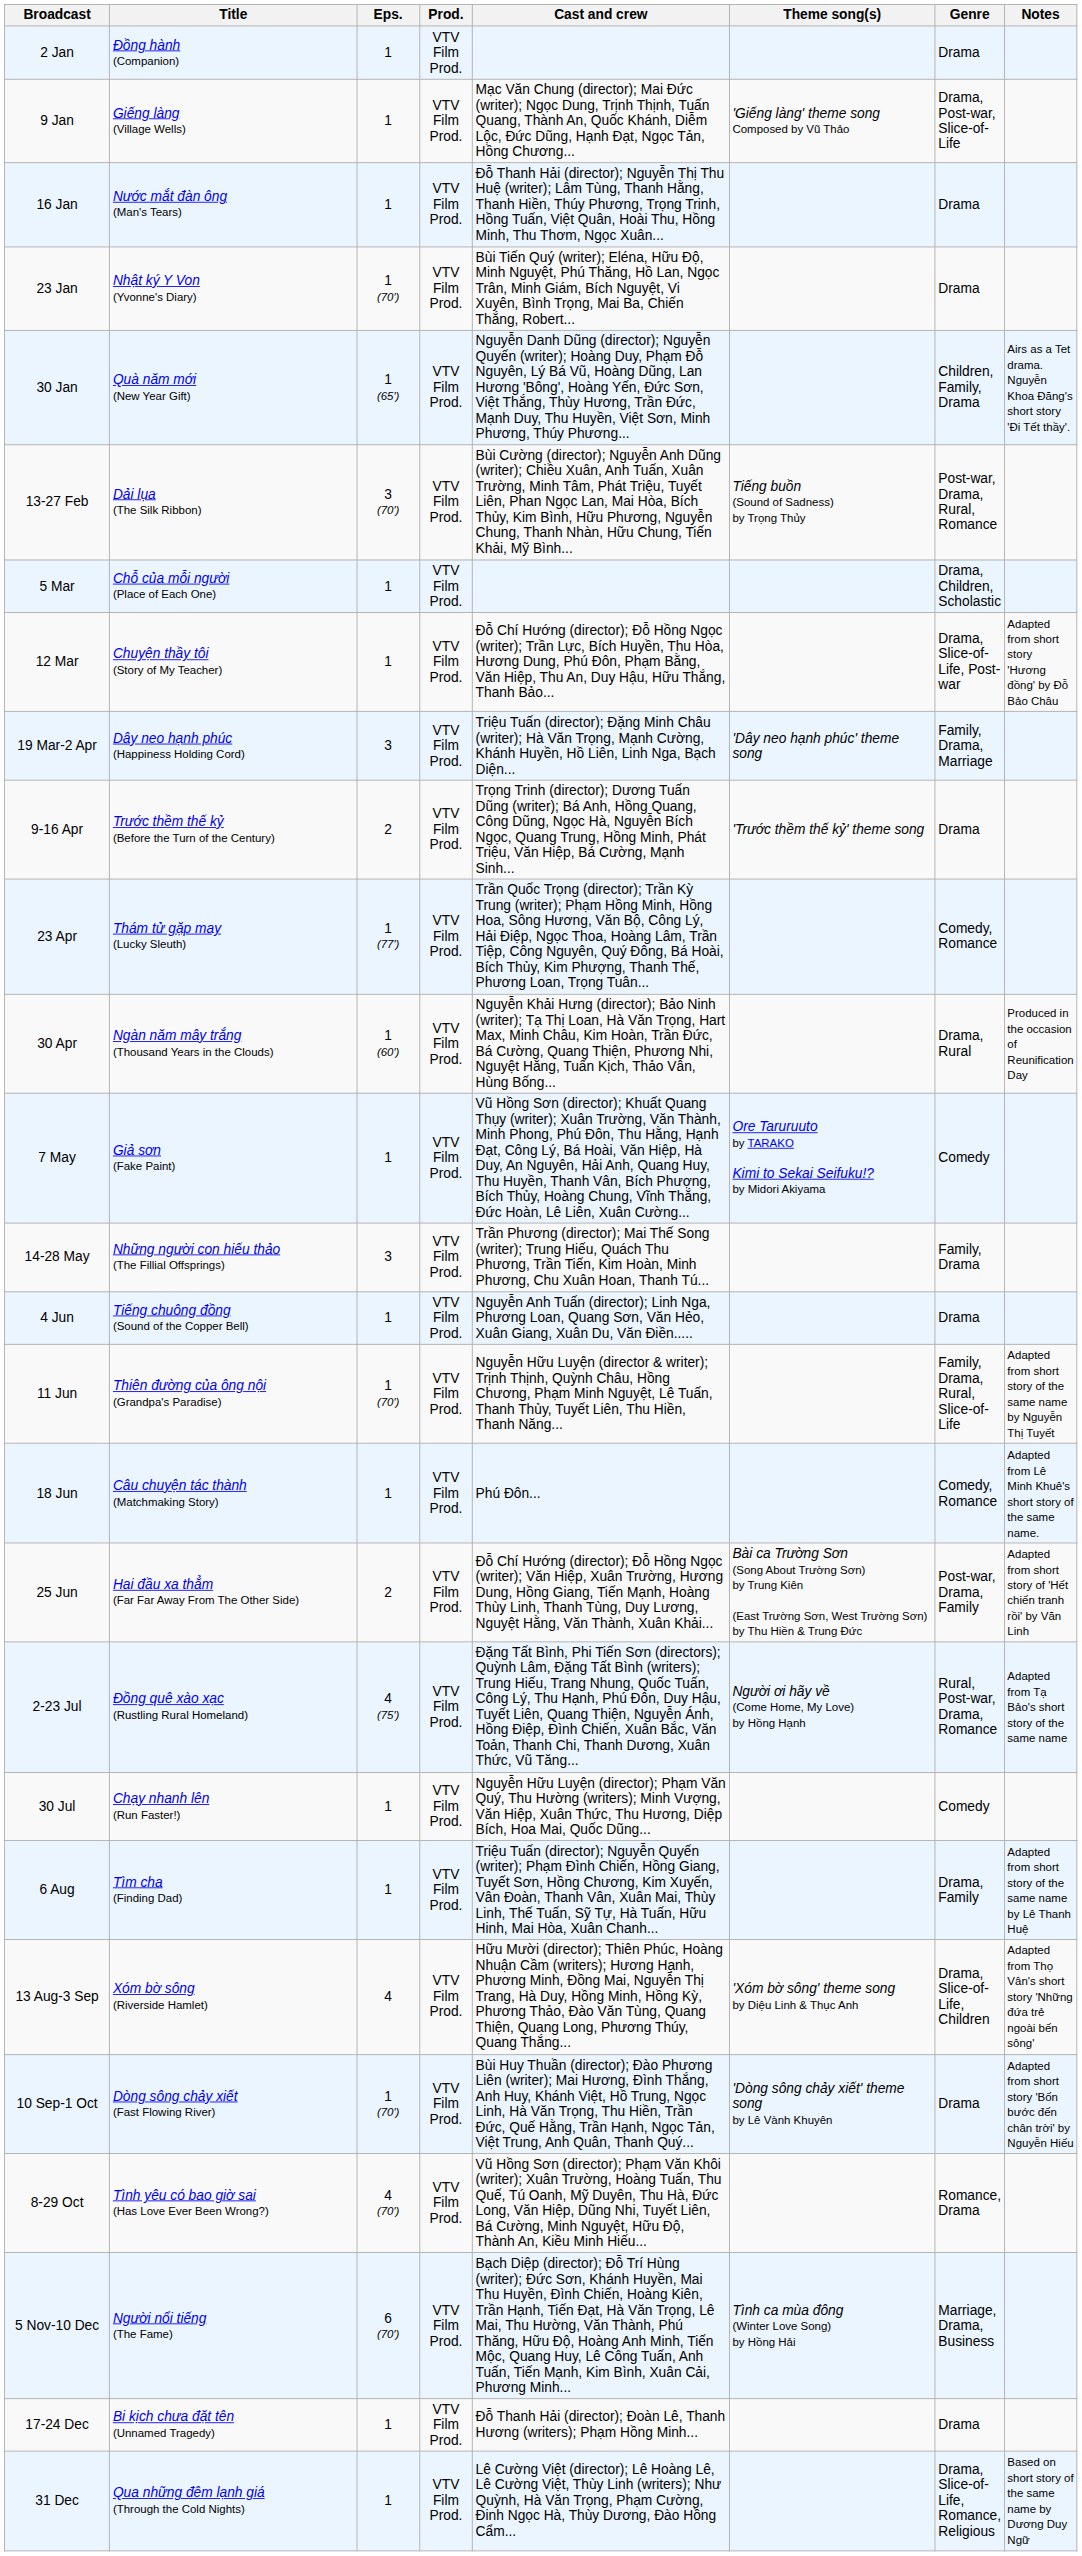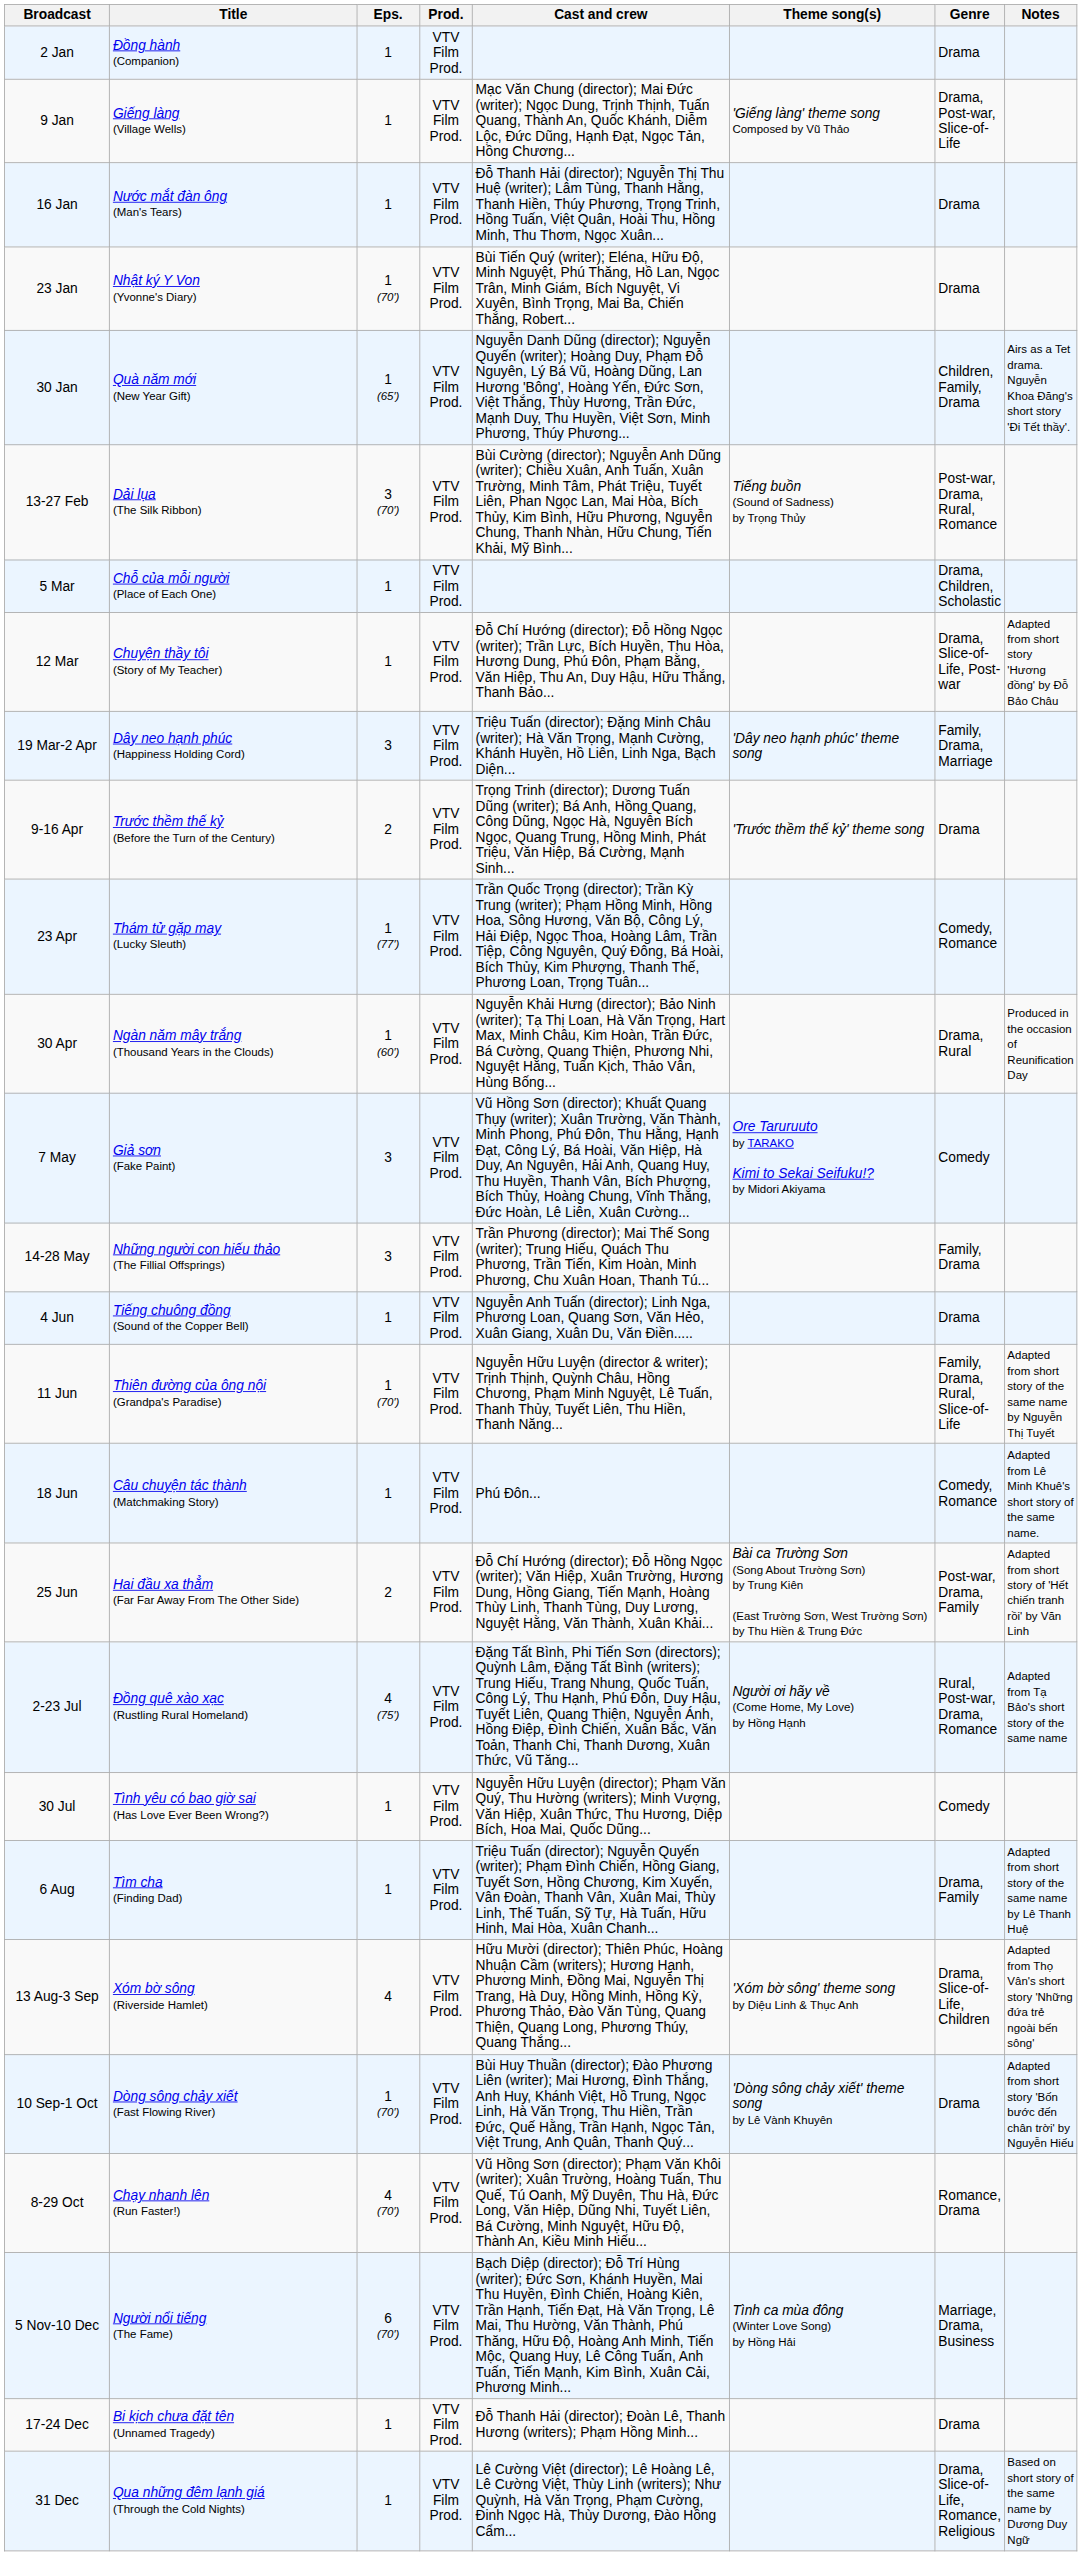(388, 1158) 1 -> (388, 1158) 3
(161, 1806) Chạy nhanh lên (Run Faster!) -> (191, 1806) Tình yêu có bao giờ sai (Has Love Ever Been Wrong?)
(191, 2203) Tình yêu có bao giờ sai (Has Love Ever Been Wrong?) -> (161, 2203) Chạy nhanh lên (Run Faster!)
